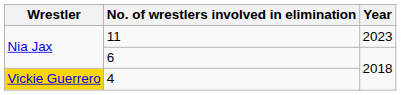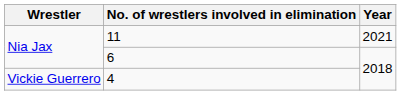(377, 36) 2023 -> (377, 36) 2021
(54, 79) gold background -> (54, 79) no background
